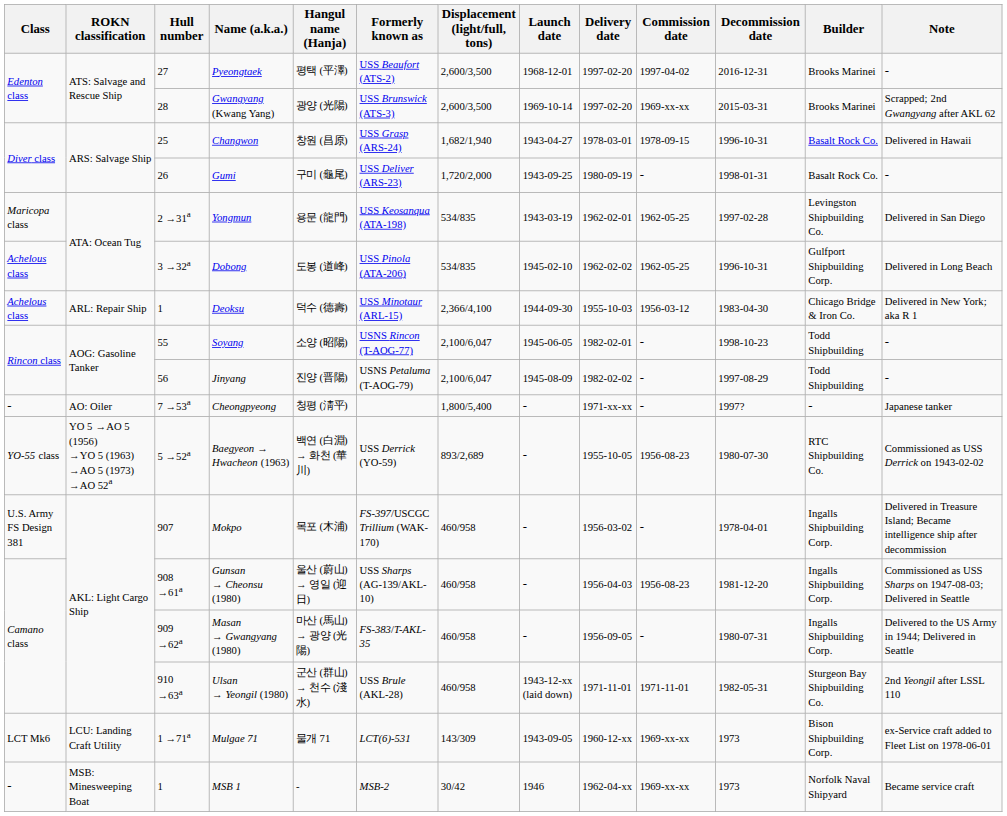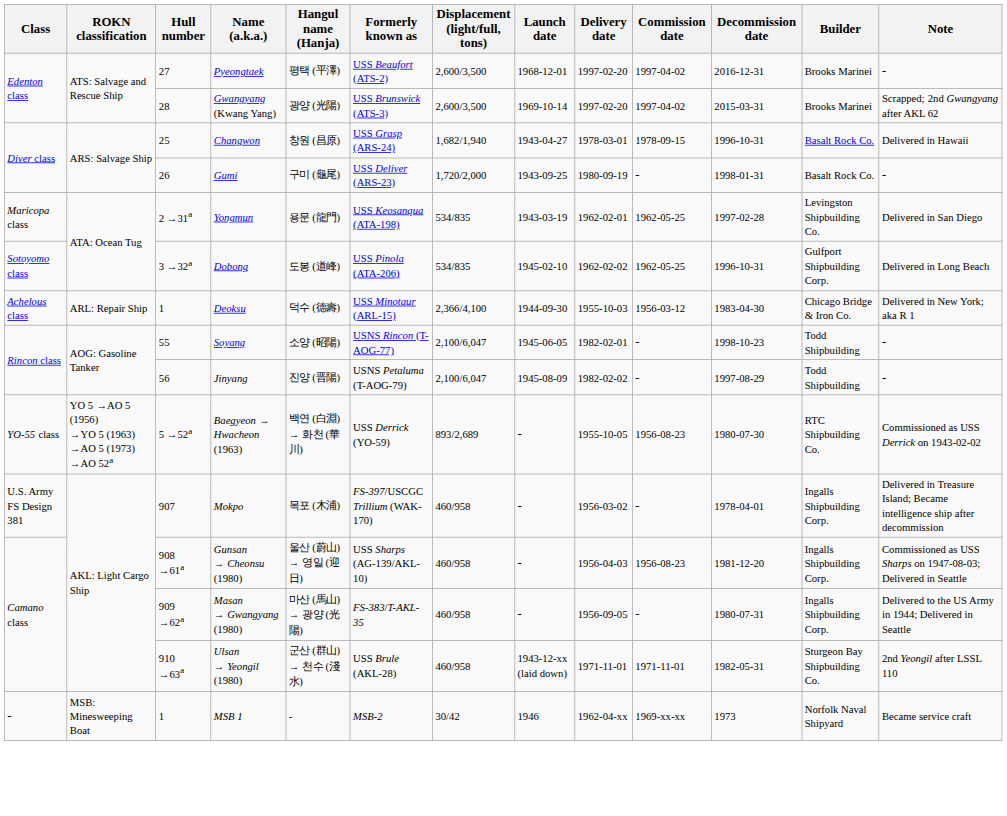(665, 106) 1969-xx-xx -> (660, 106) 1997-04-02
(27, 266) Achelous class -> (28, 266) Sotoyomo class
- row: (244, 405)
- row: (235, 738)
